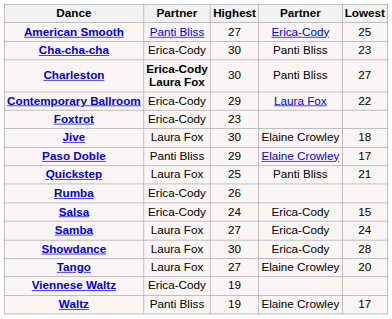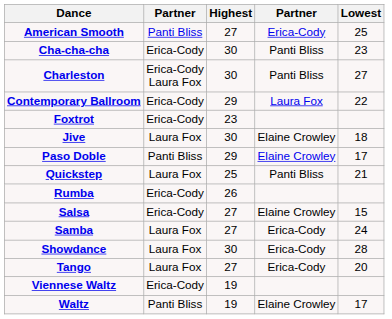(177, 75) bold -> (175, 75) normal
(235, 212) 24 -> (231, 212) 27
(300, 212) Erica-Cody -> (296, 212) Elaine Crowley
(300, 267) Elaine Crowley -> (296, 267) Erica-Cody
